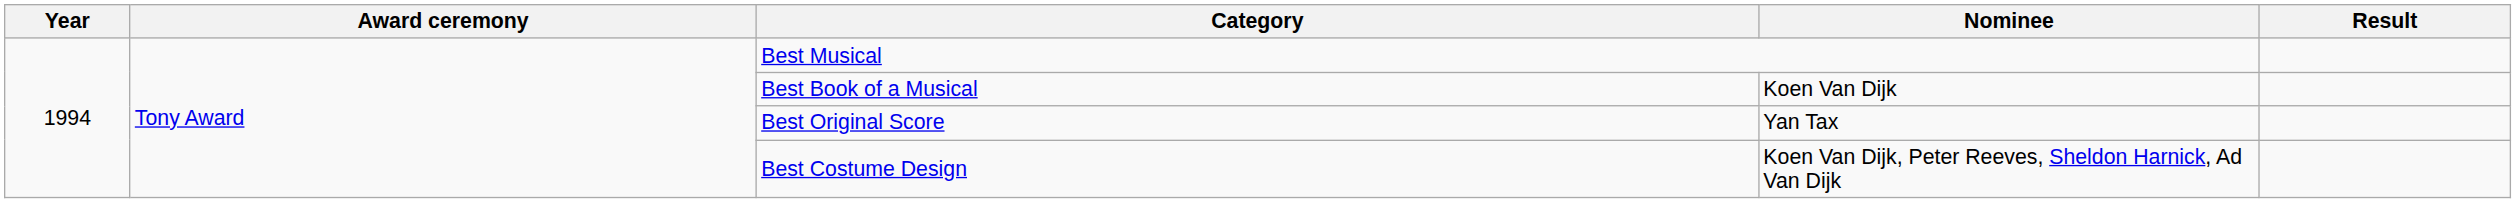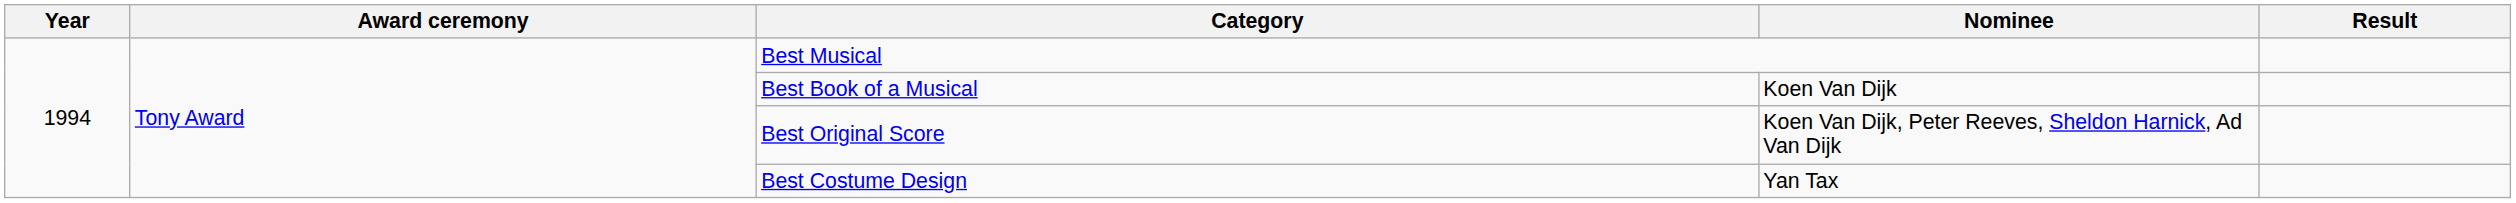(1801, 122) Yan Tax -> (2003, 134) Koen Van Dijk, Peter Reeves, Sheldon Harnick, Ad Van Dijk
(2003, 168) Koen Van Dijk, Peter Reeves, Sheldon Harnick, Ad Van Dijk -> (1801, 180) Yan Tax
